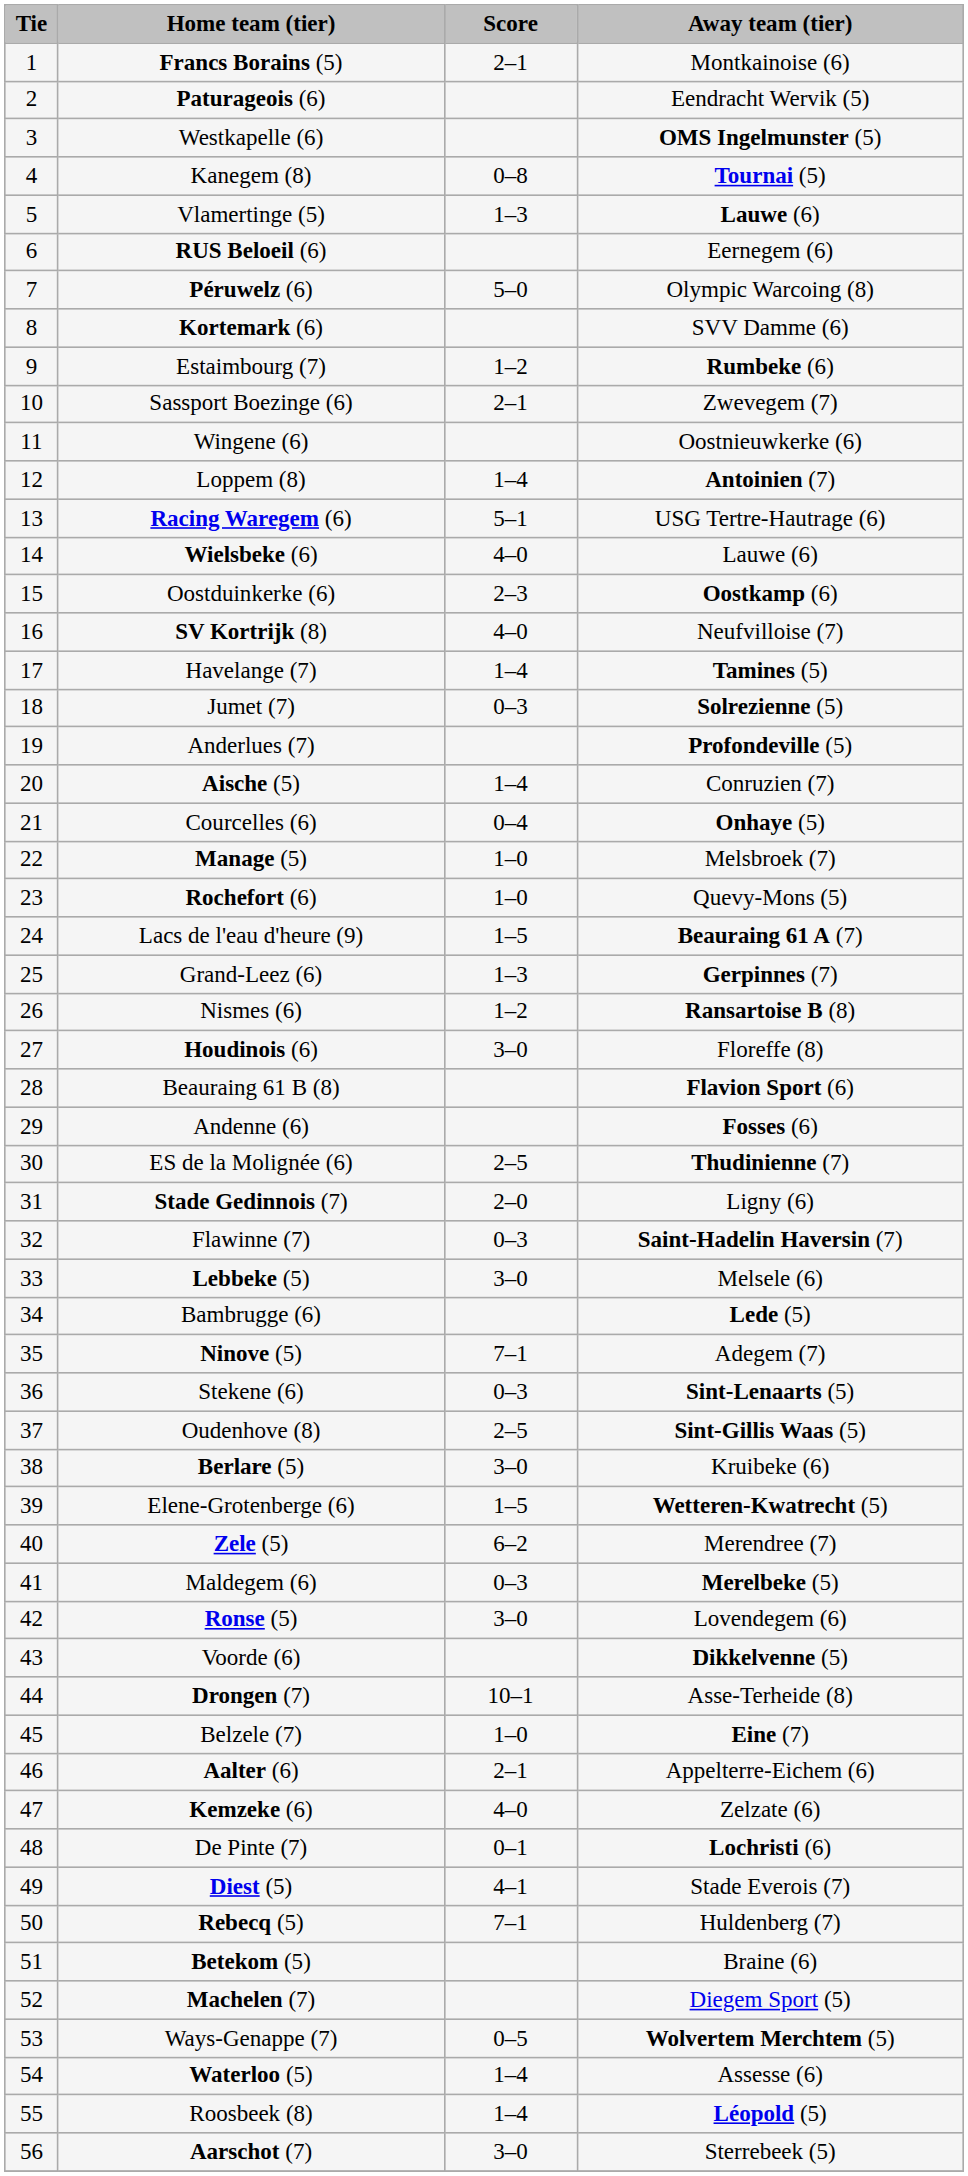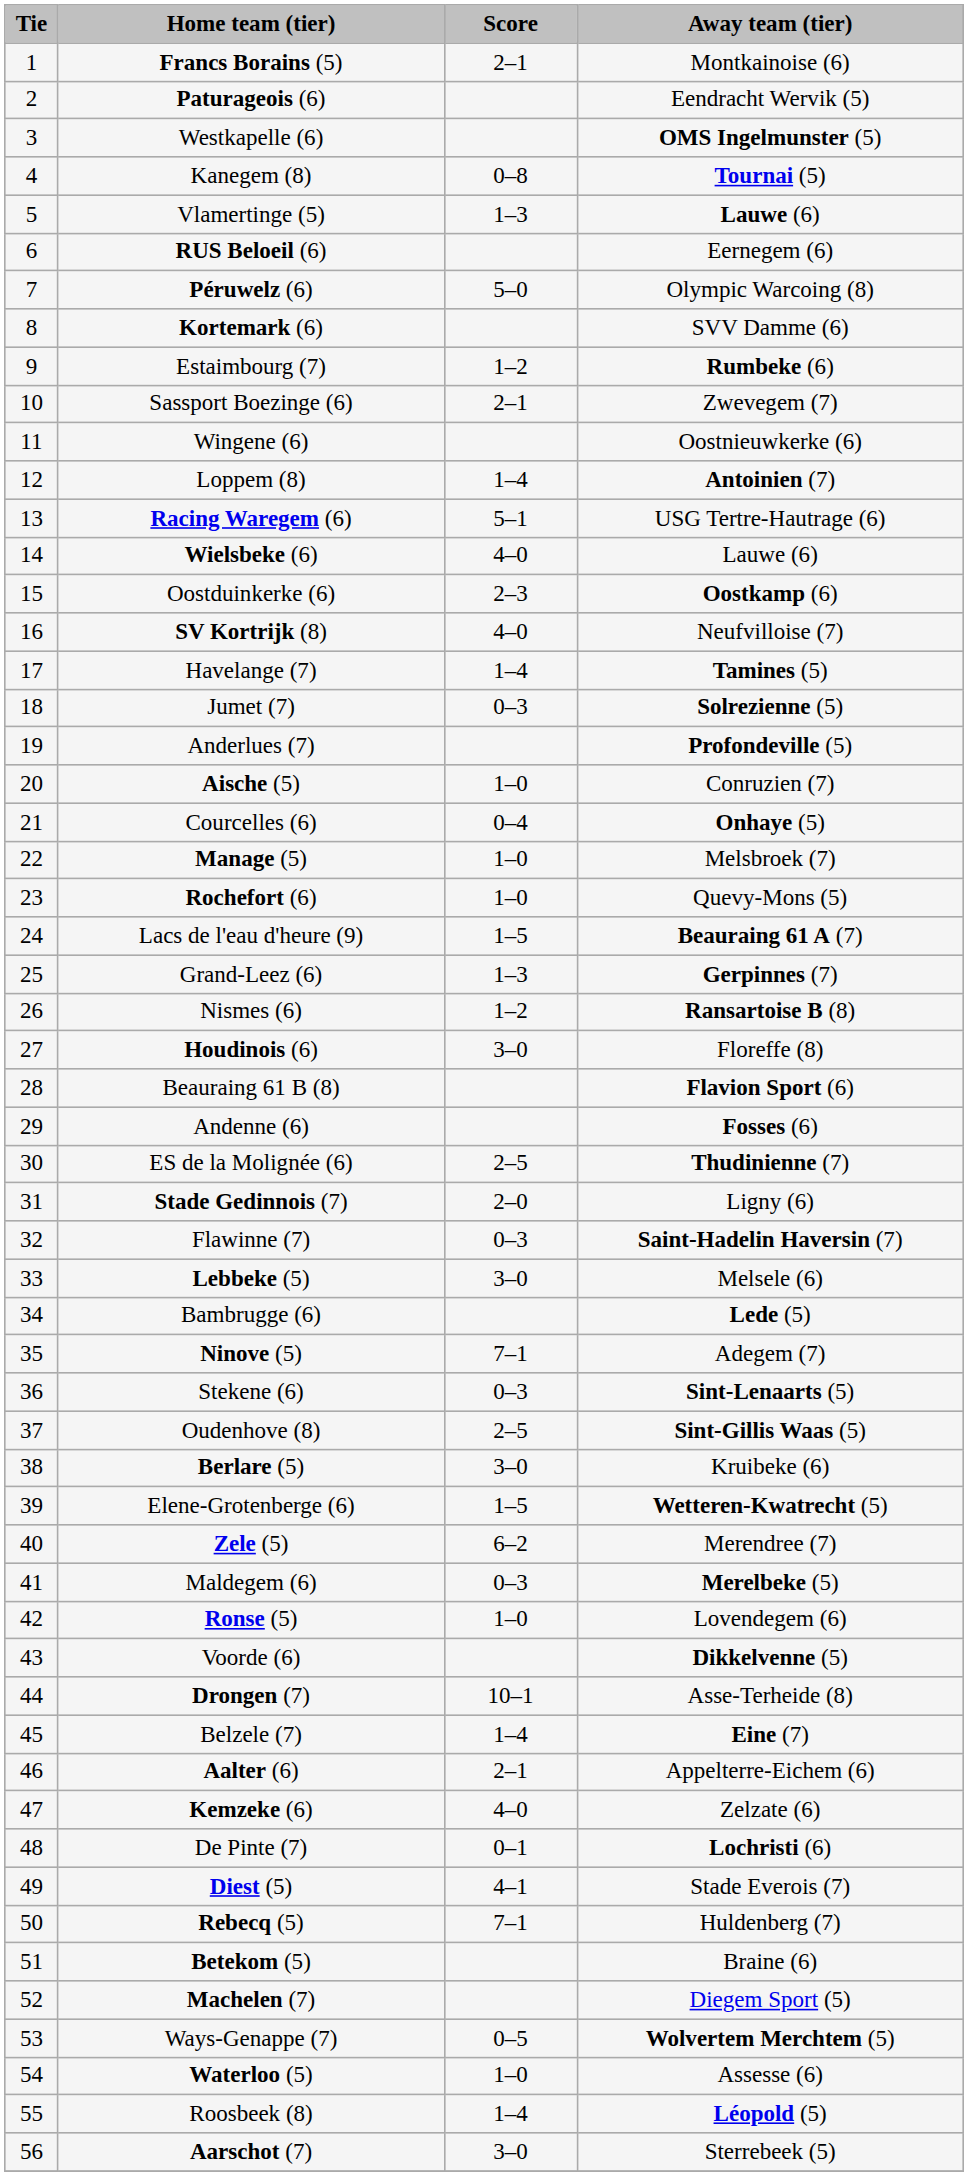(511, 783) 1–4 -> (511, 783) 1–0
(511, 1619) 3–0 -> (511, 1619) 1–0
(511, 1733) 1–0 -> (511, 1733) 1–4
(511, 2075) 1–4 -> (511, 2075) 1–0
